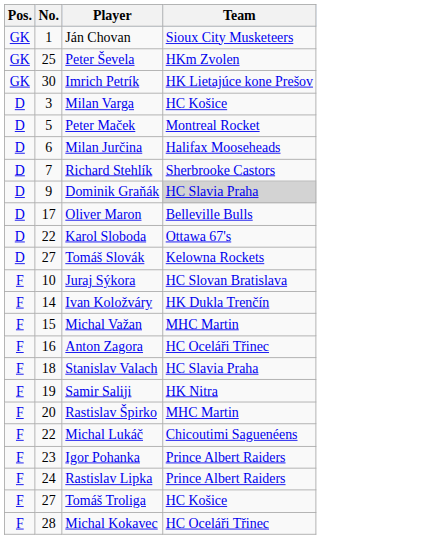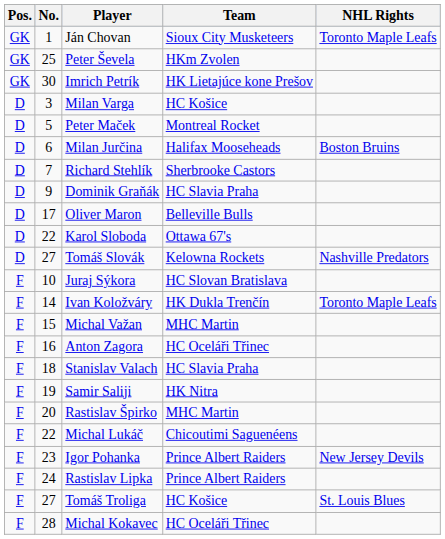+ column: (378, 15)
(212, 192) lightgrey background -> (212, 192) no background
